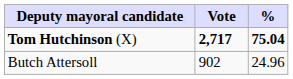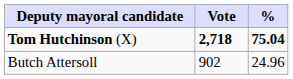(215, 39) 2,717 -> (215, 39) 2,718
